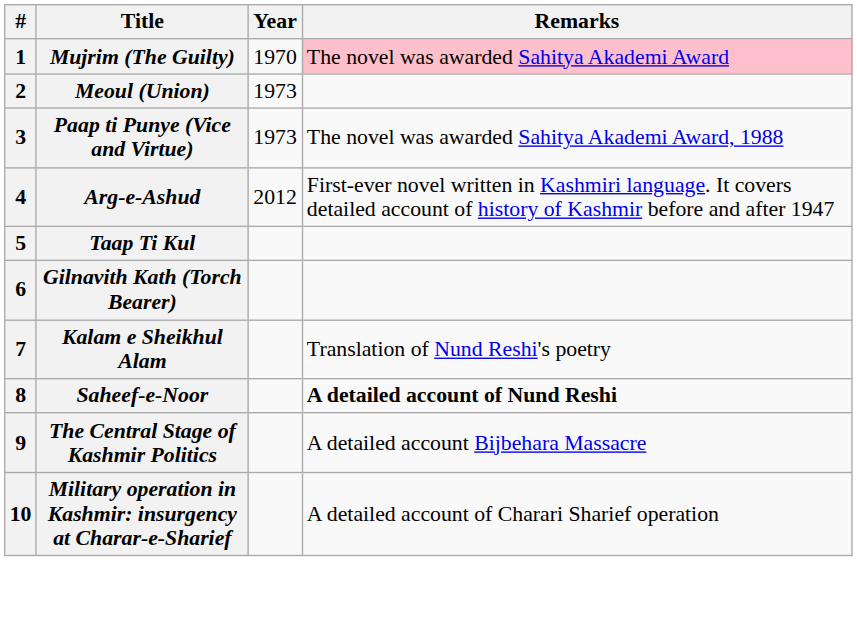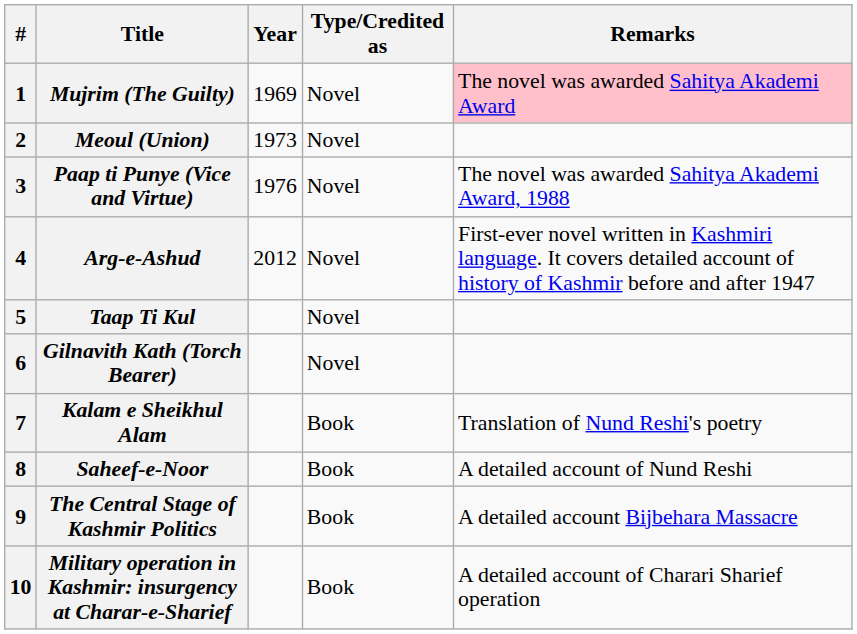+ column: (377, 33)
(275, 56) 1970 -> (275, 92) 1969
(275, 137) 1973 -> (275, 186) 1976
(462, 395) bold -> (605, 469) normal
